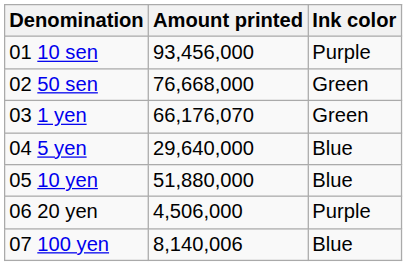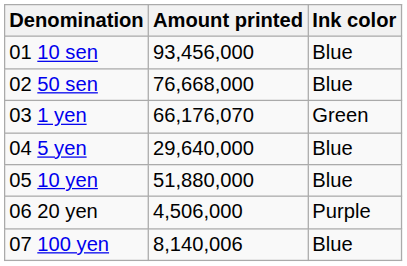(341, 52) Purple -> (333, 52) Blue
(340, 84) Green -> (333, 84) Blue
